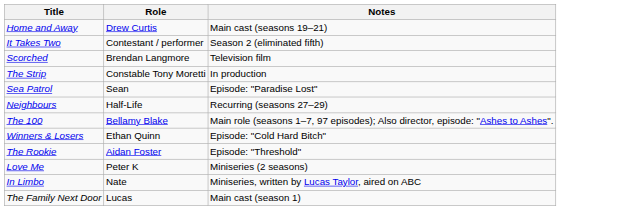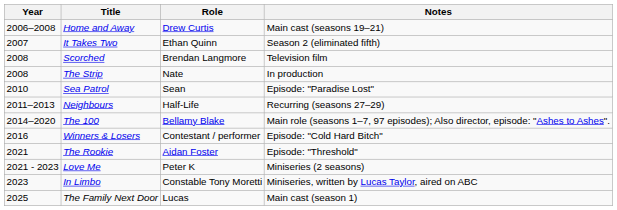+ column: (33, 12)
(155, 43) Contestant / performer -> (190, 43) Ethan Quinn
(156, 74) Constable Tony Moretti -> (173, 74) Nate
(133, 136) Ethan Quinn -> (211, 136) Contestant / performer
(116, 182) Nate -> (212, 182) Constable Tony Moretti
